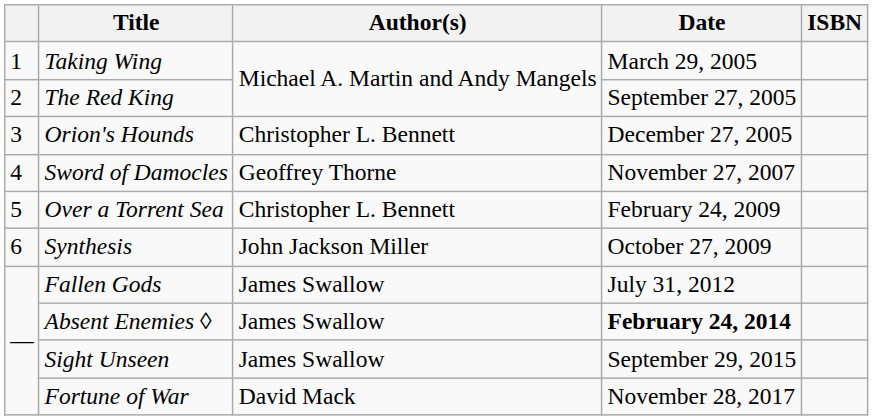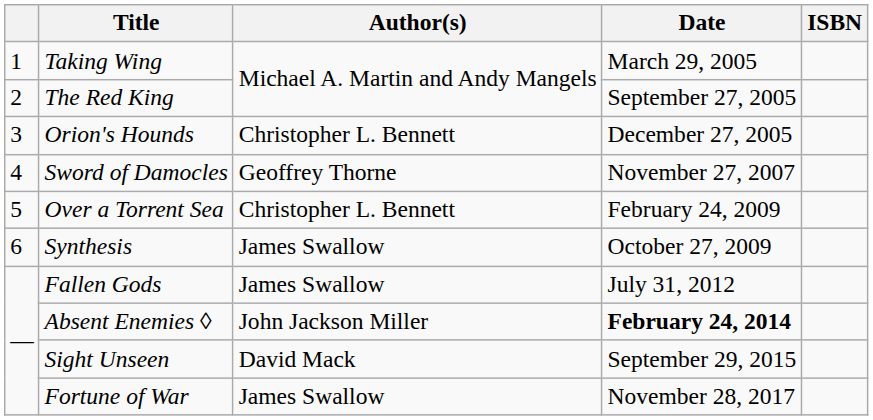(333, 246) John Jackson Miller -> (312, 246) James Swallow
(312, 321) James Swallow -> (333, 321) John Jackson Miller
(312, 358) James Swallow -> (297, 358) David Mack
(297, 396) David Mack -> (312, 396) James Swallow
